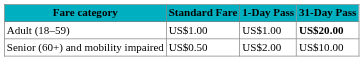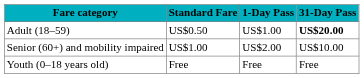(188, 30) US$1.00 -> (188, 30) US$0.50
(188, 47) US$0.50 -> (188, 47) US$1.00
+ row: (58, 64)
